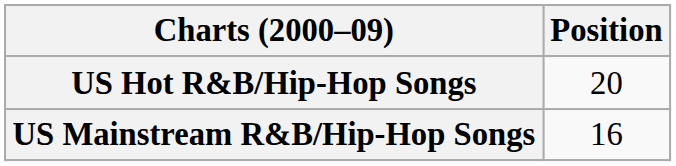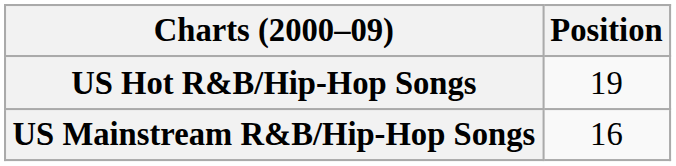(606, 82) 20 -> (606, 82) 19
